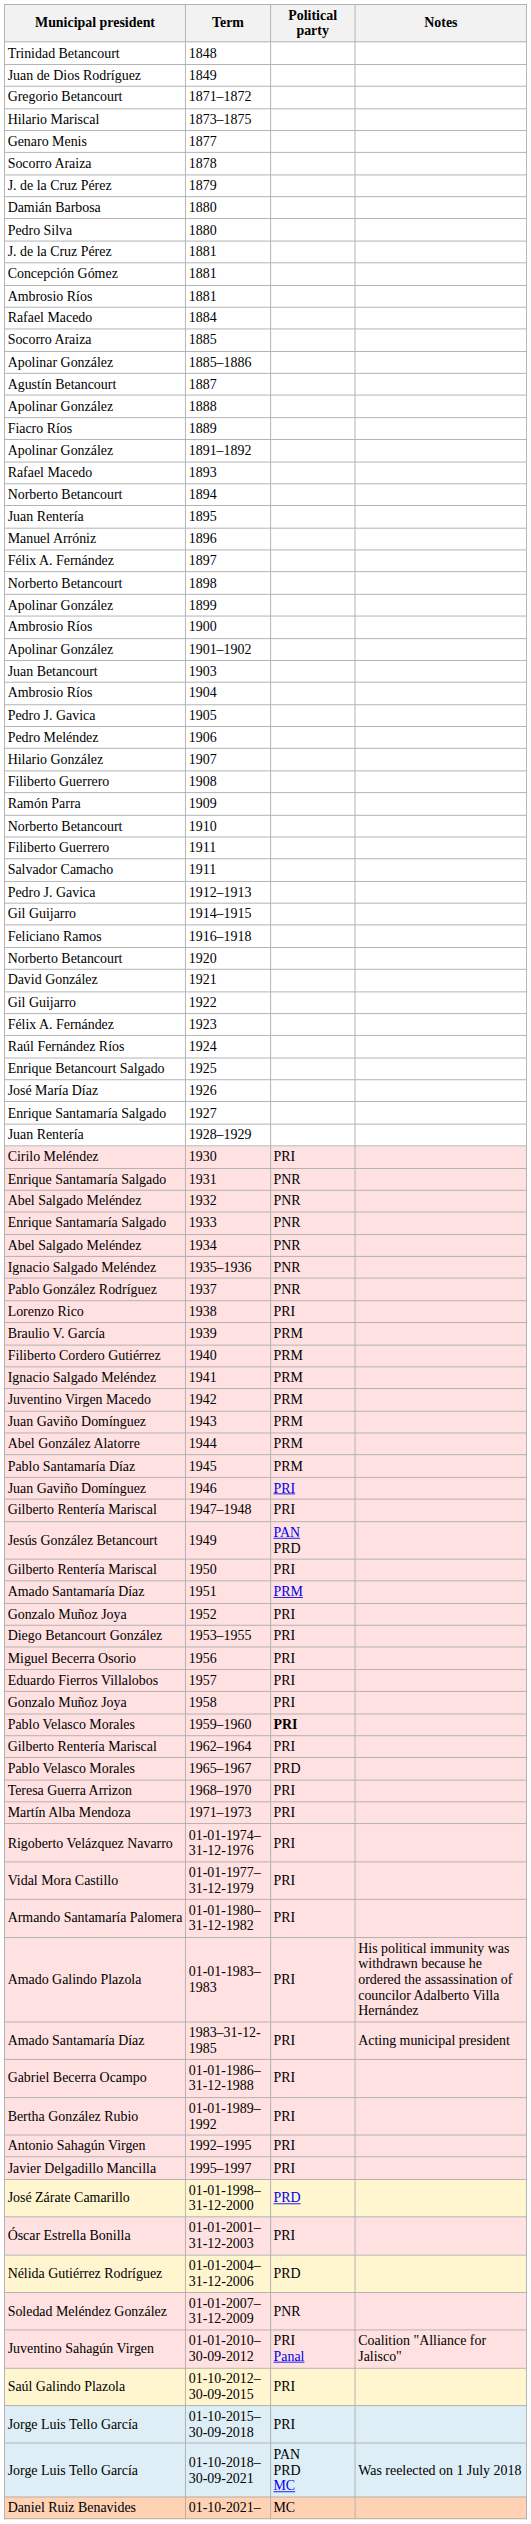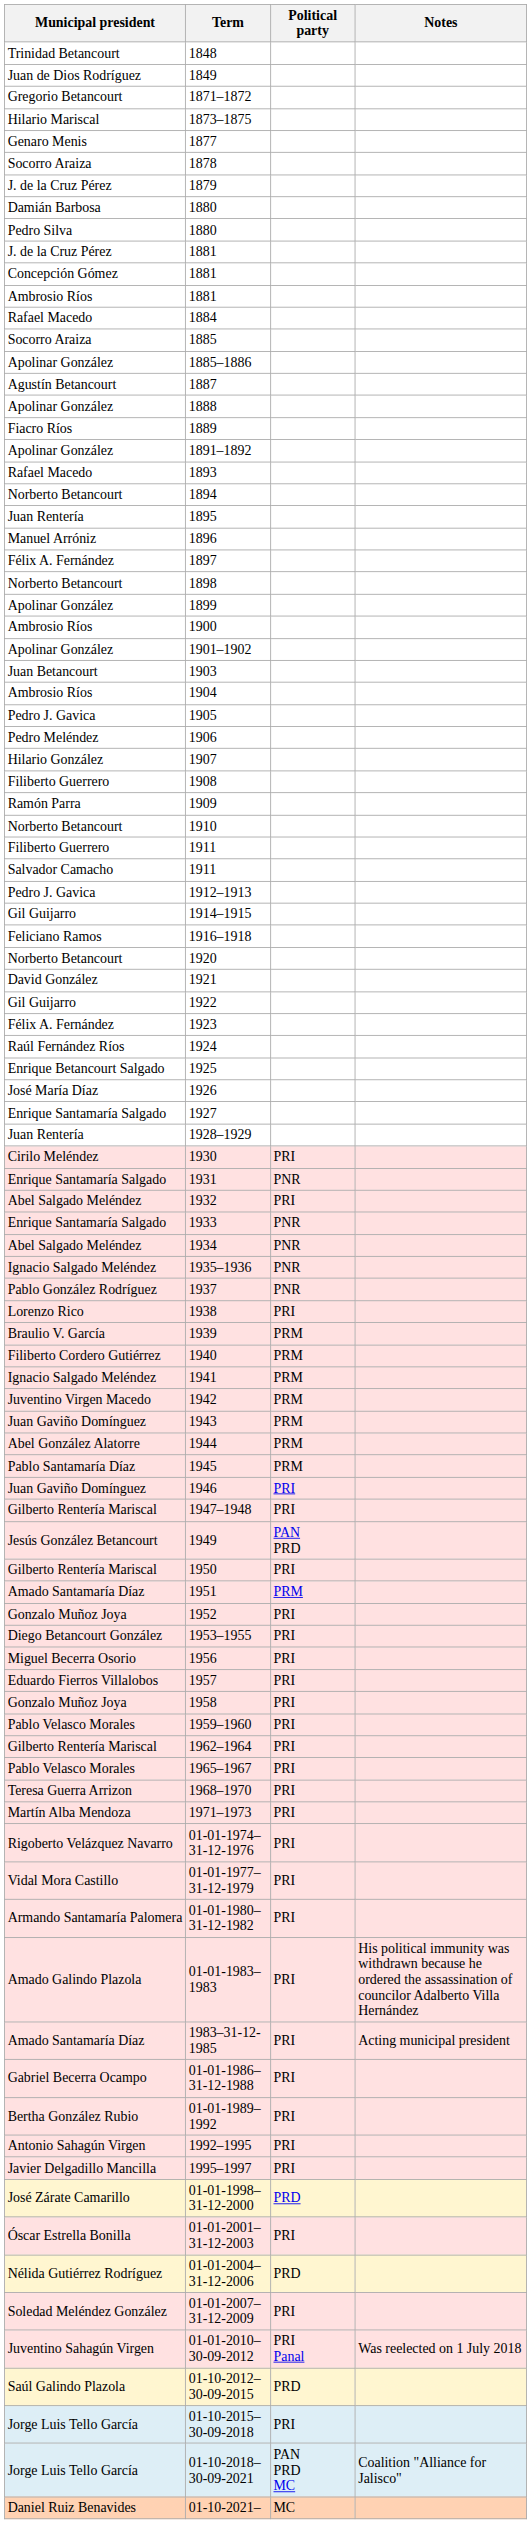(287, 1201) PNR -> (284, 1201) PRI
(285, 1724) bold -> (284, 1724) normal
(287, 1768) PRD -> (284, 1768) PRI
(287, 2311) PNR -> (284, 2311) PRI
(422, 2349) Coalition "Alliance for Jalisco" -> (440, 2349) Was reelected on 1 July 2018
(284, 2386) PRI -> (287, 2386) PRD
(440, 2470) Was reelected on 1 July 2018 -> (422, 2470) Coalition "Alliance for Jalisco"
